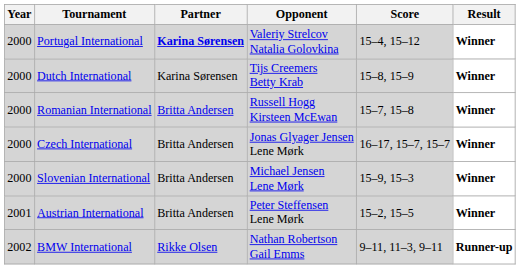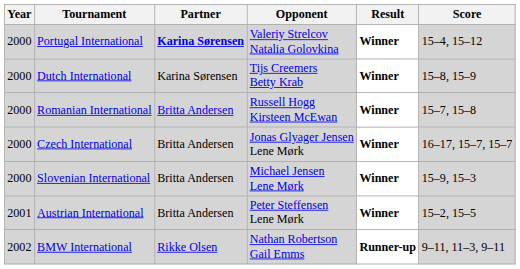columns swapped: (405, 14) <-> (484, 14)
